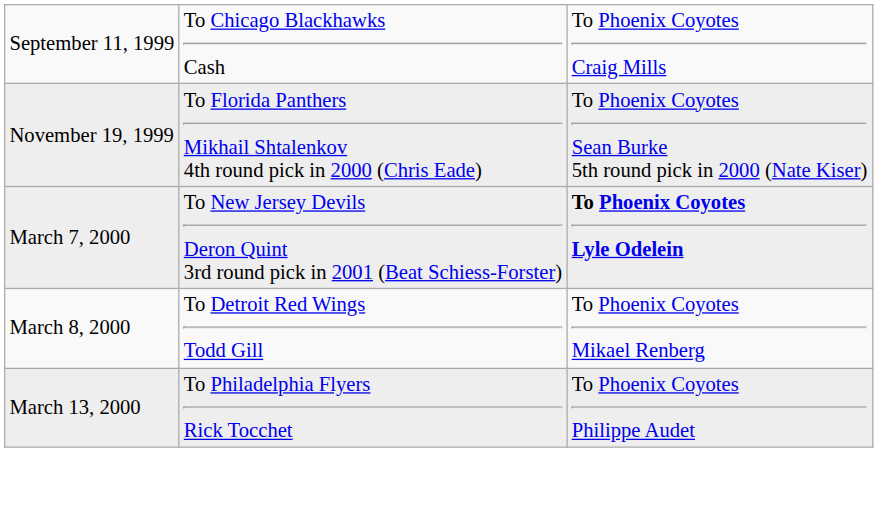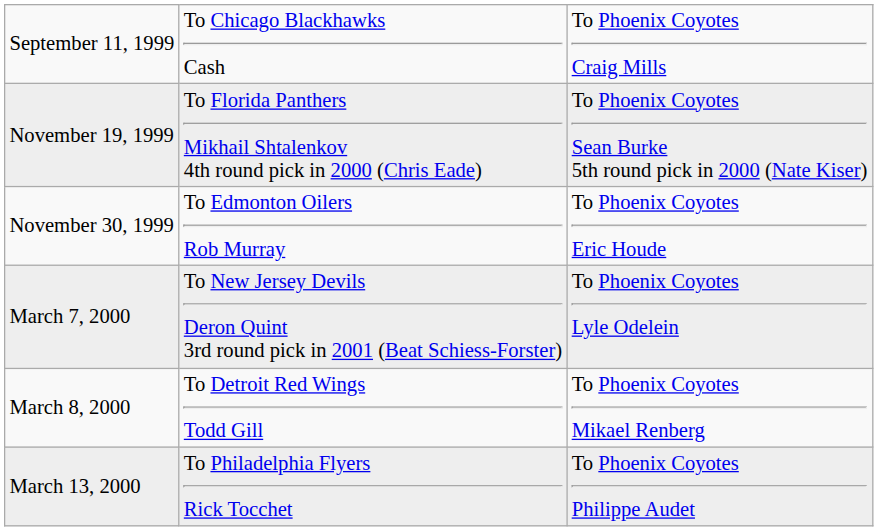+ row: (92, 225)
(720, 225) bold -> (720, 304) normal
